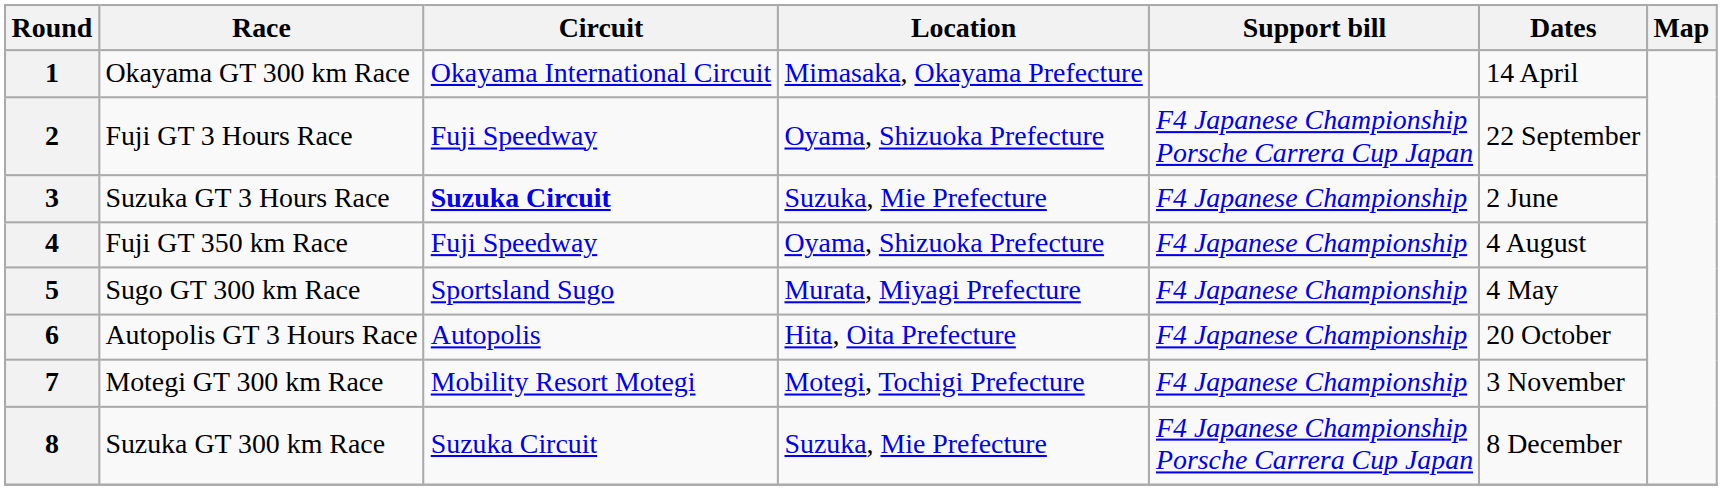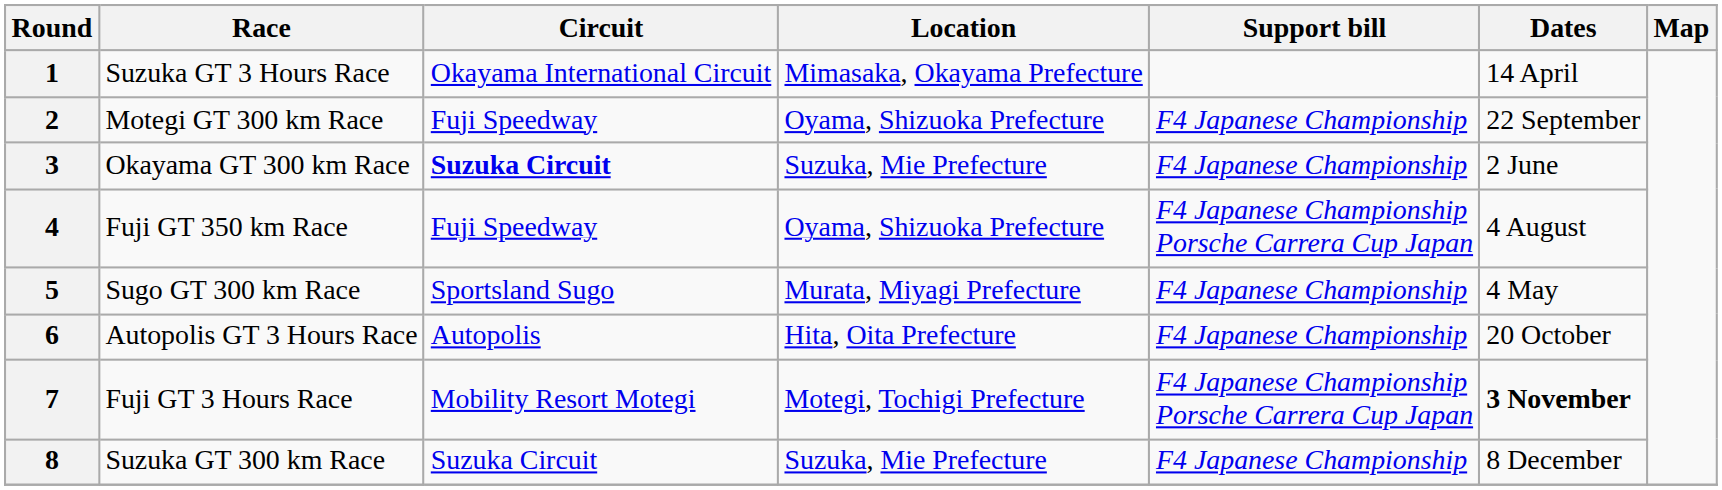(258, 73) Okayama GT 300 km Race -> (248, 73) Suzuka GT 3 Hours Race
(229, 135) Fuji GT 3 Hours Race -> (244, 119) Motegi GT 300 km Race
(1315, 135) F4 Japanese Championship Porsche Carrera Cup Japan -> (1312, 119) F4 Japanese Championship
(248, 197) Suzuka GT 3 Hours Race -> (258, 165) Okayama GT 300 km Race
(1312, 243) F4 Japanese Championship -> (1315, 227) F4 Japanese Championship Porsche Carrera Cup Japan
(244, 381) Motegi GT 300 km Race -> (229, 398) Fuji GT 3 Hours Race
(1312, 381) F4 Japanese Championship -> (1315, 398) F4 Japanese Championship Porsche Carrera Cup Japan
(1556, 381) normal -> (1559, 398) bold
(1315, 444) F4 Japanese Championship Porsche Carrera Cup Japan -> (1312, 460) F4 Japanese Championship
